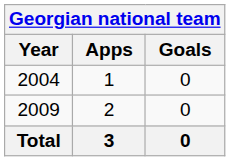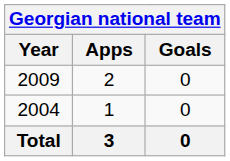rows swapped: (39, 79) <-> (39, 110)
